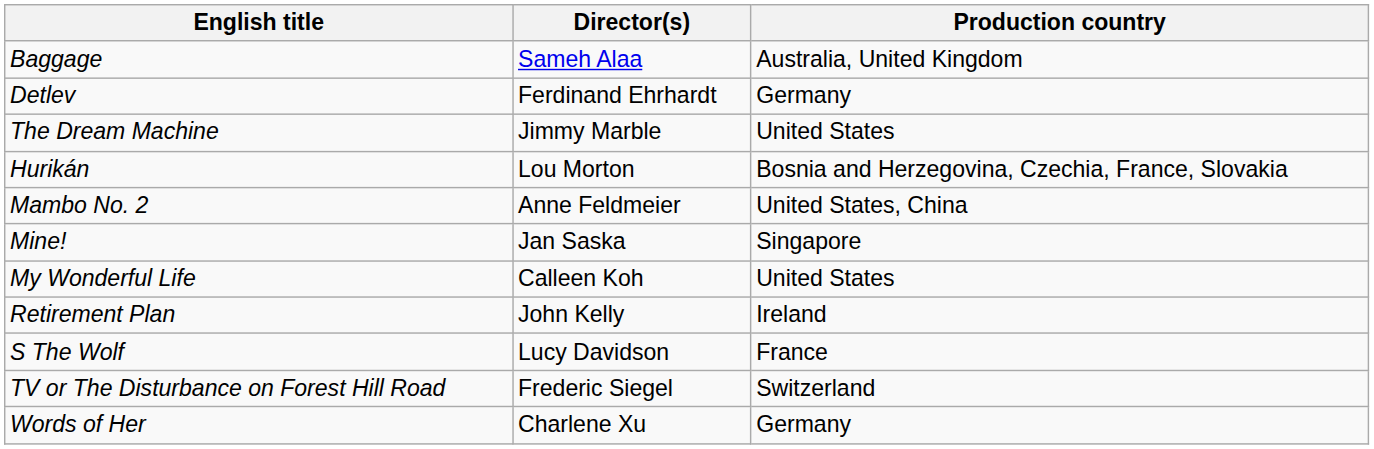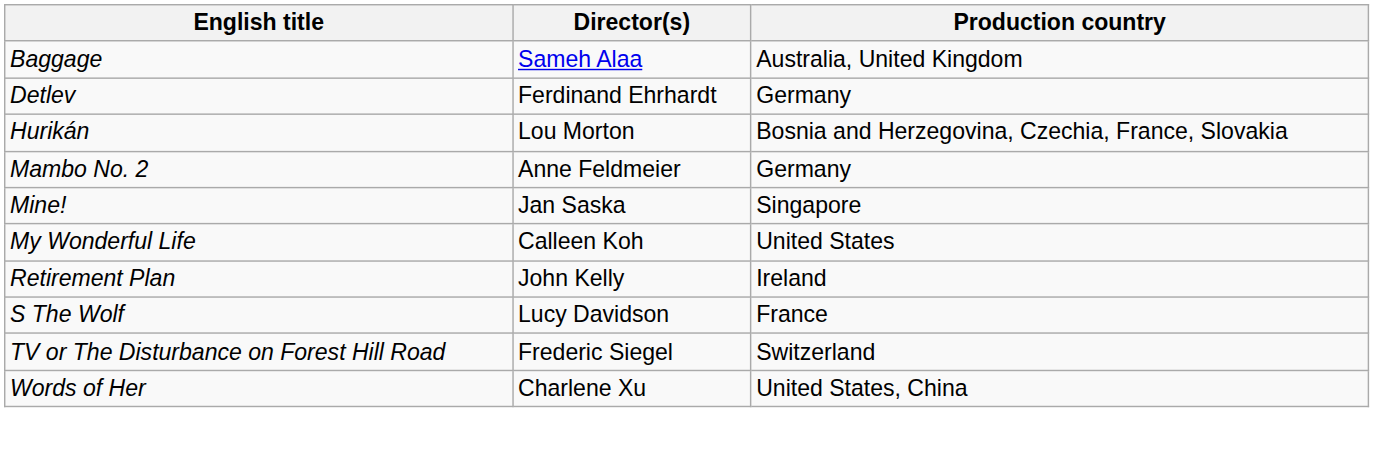- row: (114, 132)
(862, 205) United States, China -> (804, 168) Germany
(804, 424) Germany -> (862, 388) United States, China
